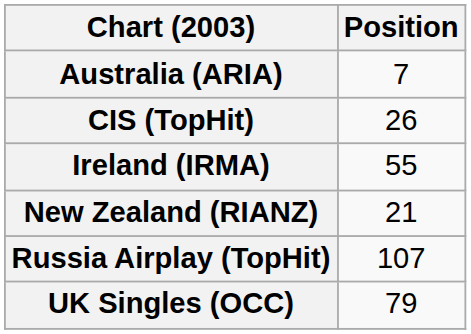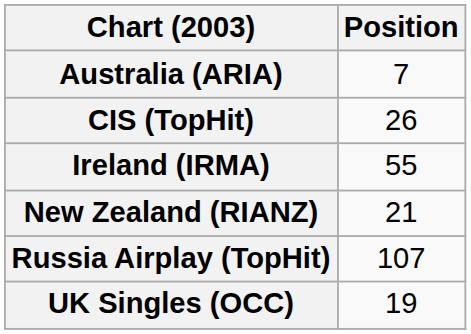(401, 304) 79 -> (401, 304) 19
